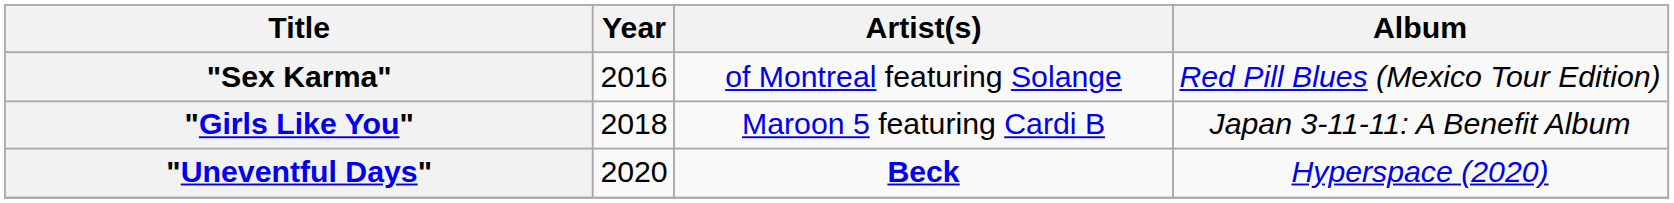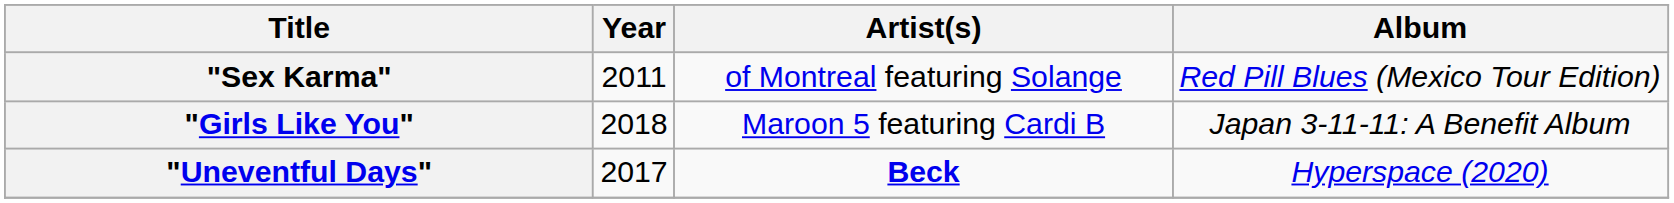(634, 76) 2016 -> (634, 76) 2011
(634, 172) 2020 -> (634, 172) 2017
